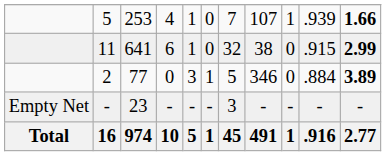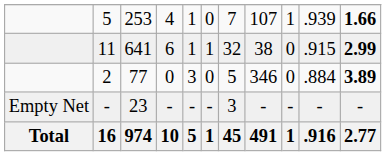(210, 48) 0 -> (210, 48) 1
(210, 77) 1 -> (210, 77) 0
